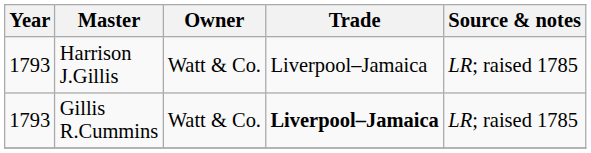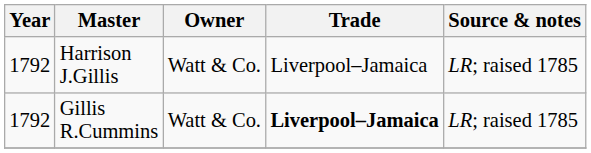(30, 64) 1793 -> (30, 64) 1792
(30, 120) 1793 -> (30, 120) 1792
